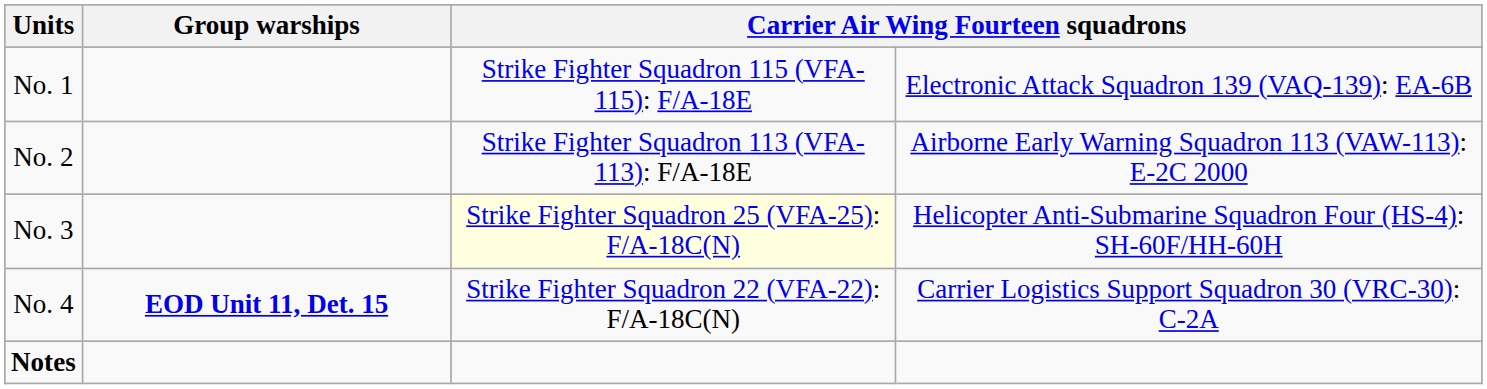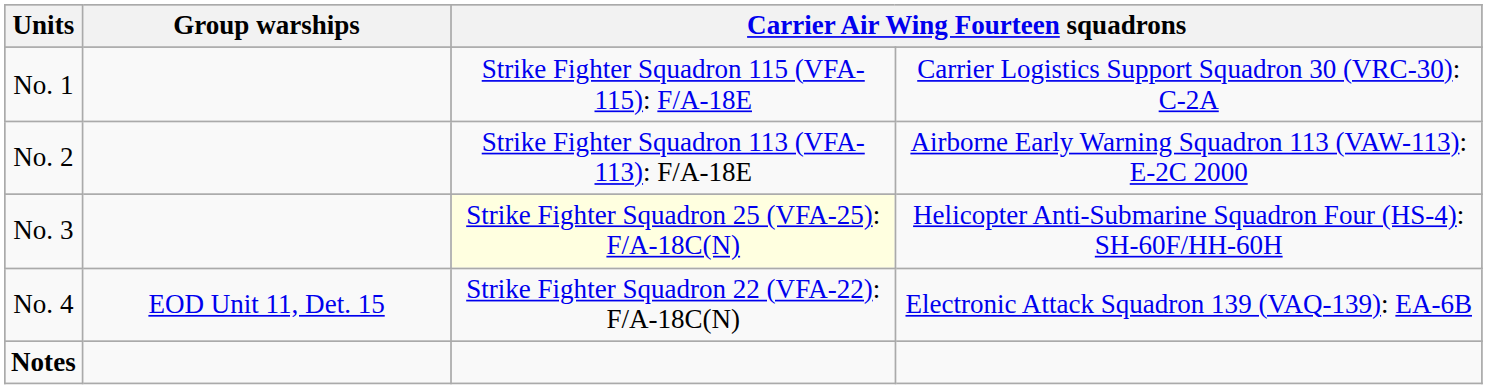(1189, 84) Electronic Attack Squadron 139 (VAQ-139): EA-6B -> (1189, 84) Carrier Logistics Support Squadron 30 (VRC-30): C-2A
(267, 303) bold -> (267, 303) normal
(1189, 303) Carrier Logistics Support Squadron 30 (VRC-30): C-2A -> (1189, 303) Electronic Attack Squadron 139 (VAQ-139): EA-6B
